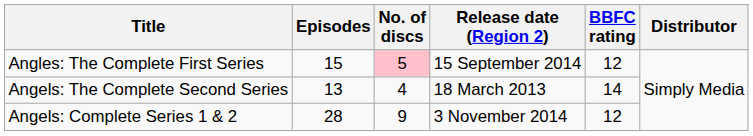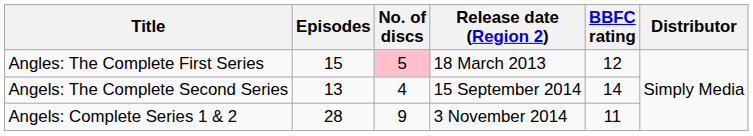(508, 63) 15 September 2014 -> (490, 63) 18 March 2013
(490, 90) 18 March 2013 -> (508, 90) 15 September 2014
(612, 116) 12 -> (612, 116) 11
